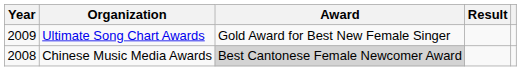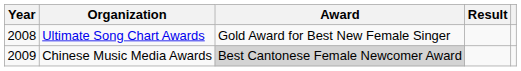(22, 35) 2009 -> (22, 35) 2008
(22, 55) 2008 -> (22, 55) 2009
